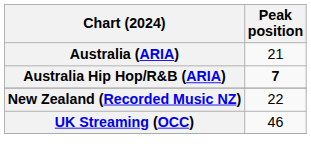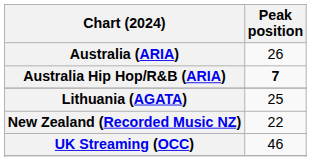(275, 54) 21 -> (275, 54) 26
+ row: (124, 99)
